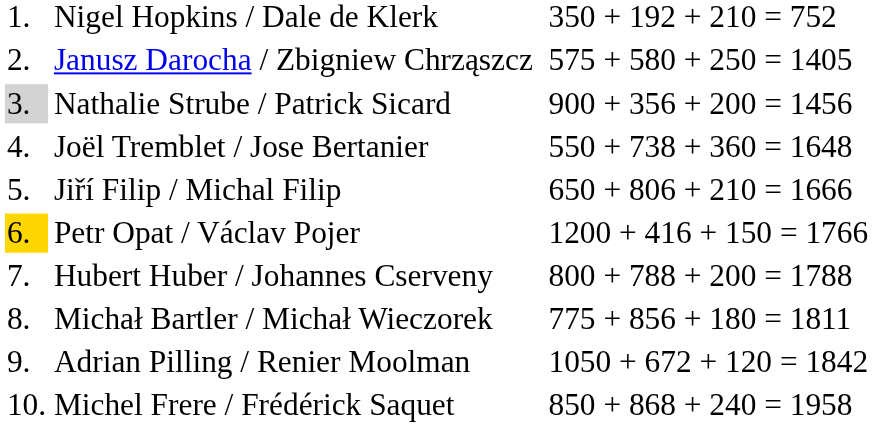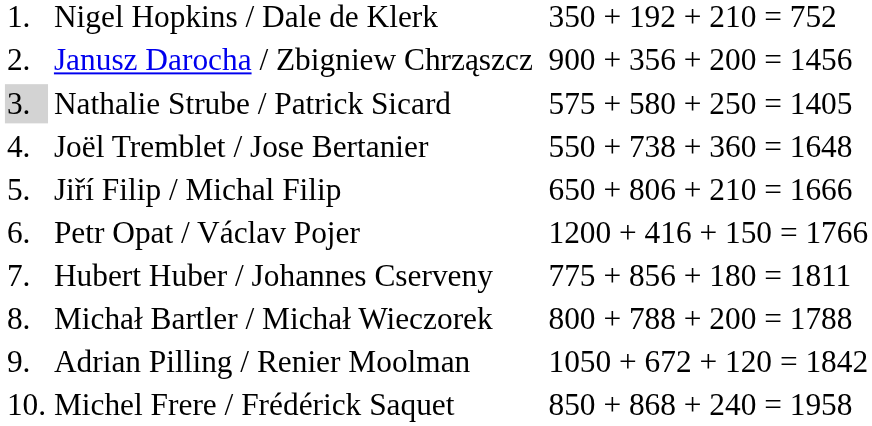(700, 60) 575 + 580 + 250 = 1405 -> (700, 60) 900 + 356 + 200 = 1456
(700, 103) 900 + 356 + 200 = 1456 -> (700, 103) 575 + 580 + 250 = 1405
(19, 232) gold background -> (19, 232) no background
(700, 275) 800 + 788 + 200 = 1788 -> (700, 275) 775 + 856 + 180 = 1811
(700, 318) 775 + 856 + 180 = 1811 -> (700, 318) 800 + 788 + 200 = 1788
